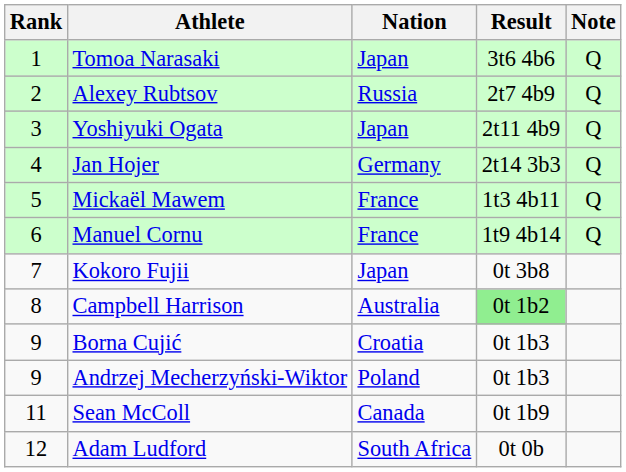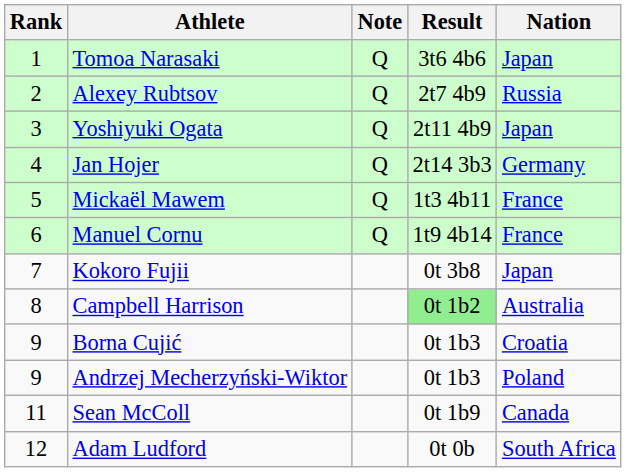columns swapped: (414, 22) <-> (593, 22)
